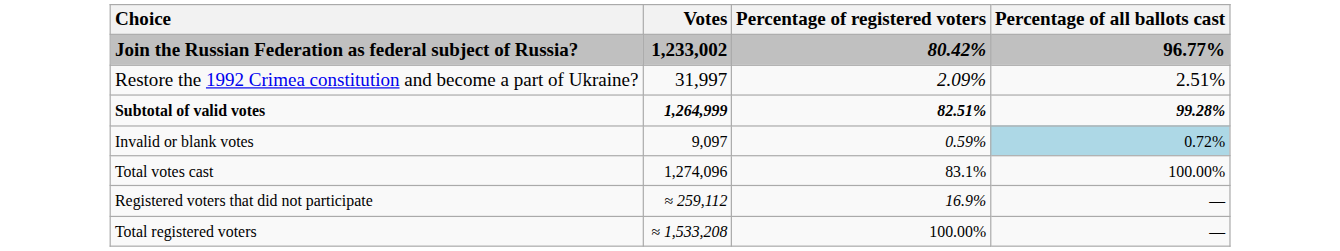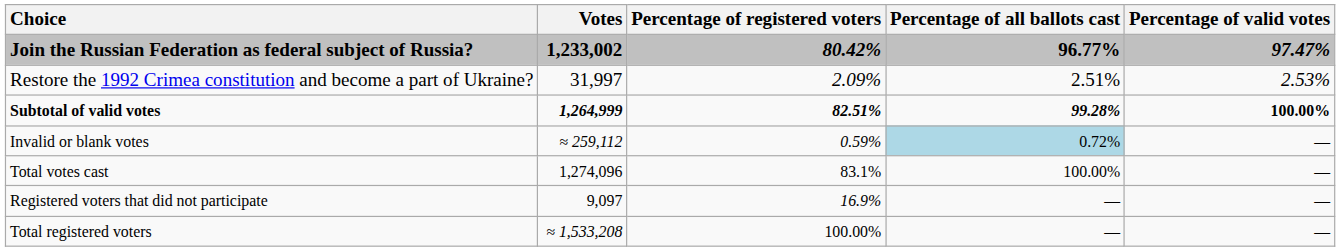+ column: (1230, 19)
(709, 141) 9,097 -> (591, 141) ≈ 259,112
(696, 201) ≈ 259,112 -> (605, 201) 9,097
